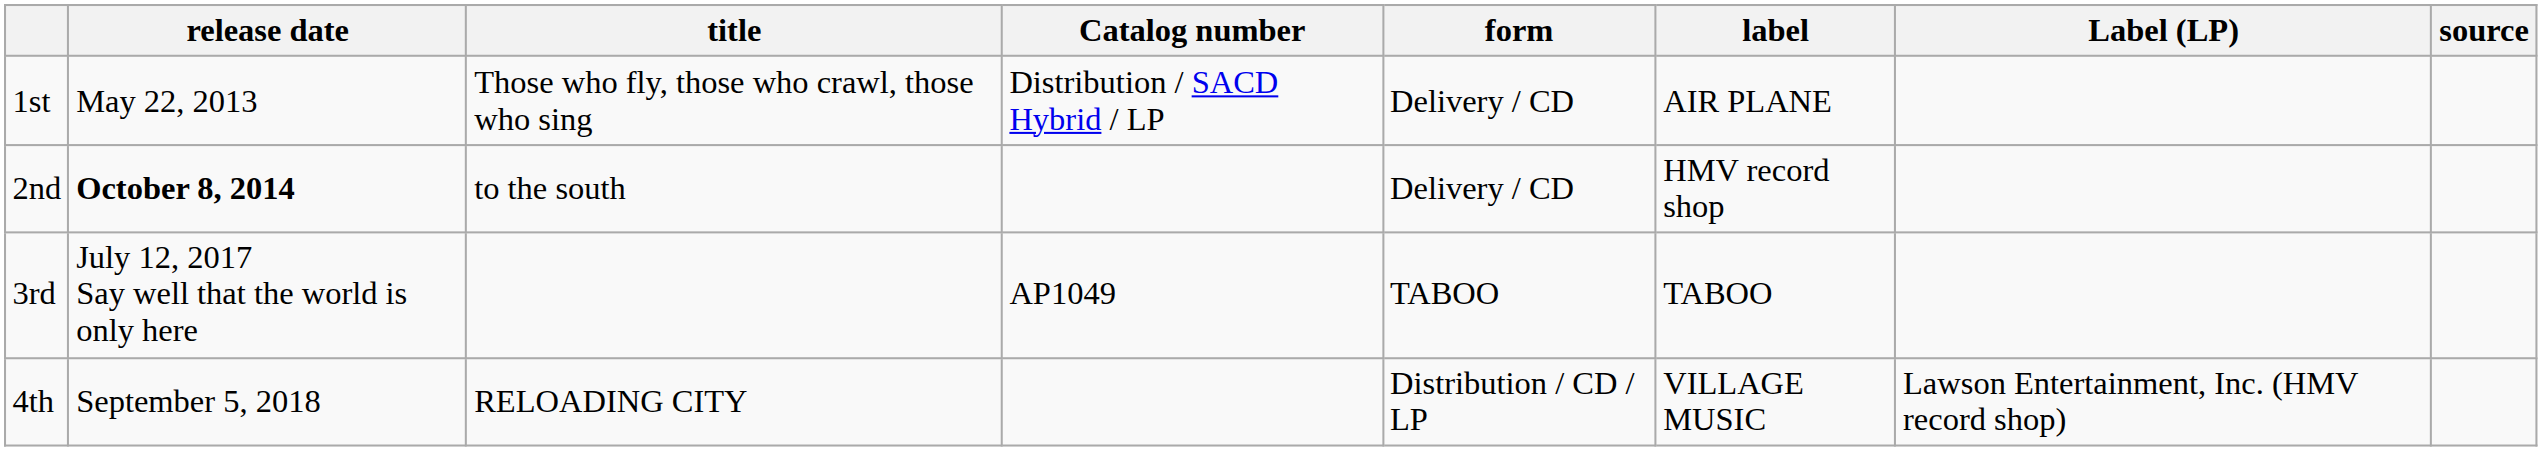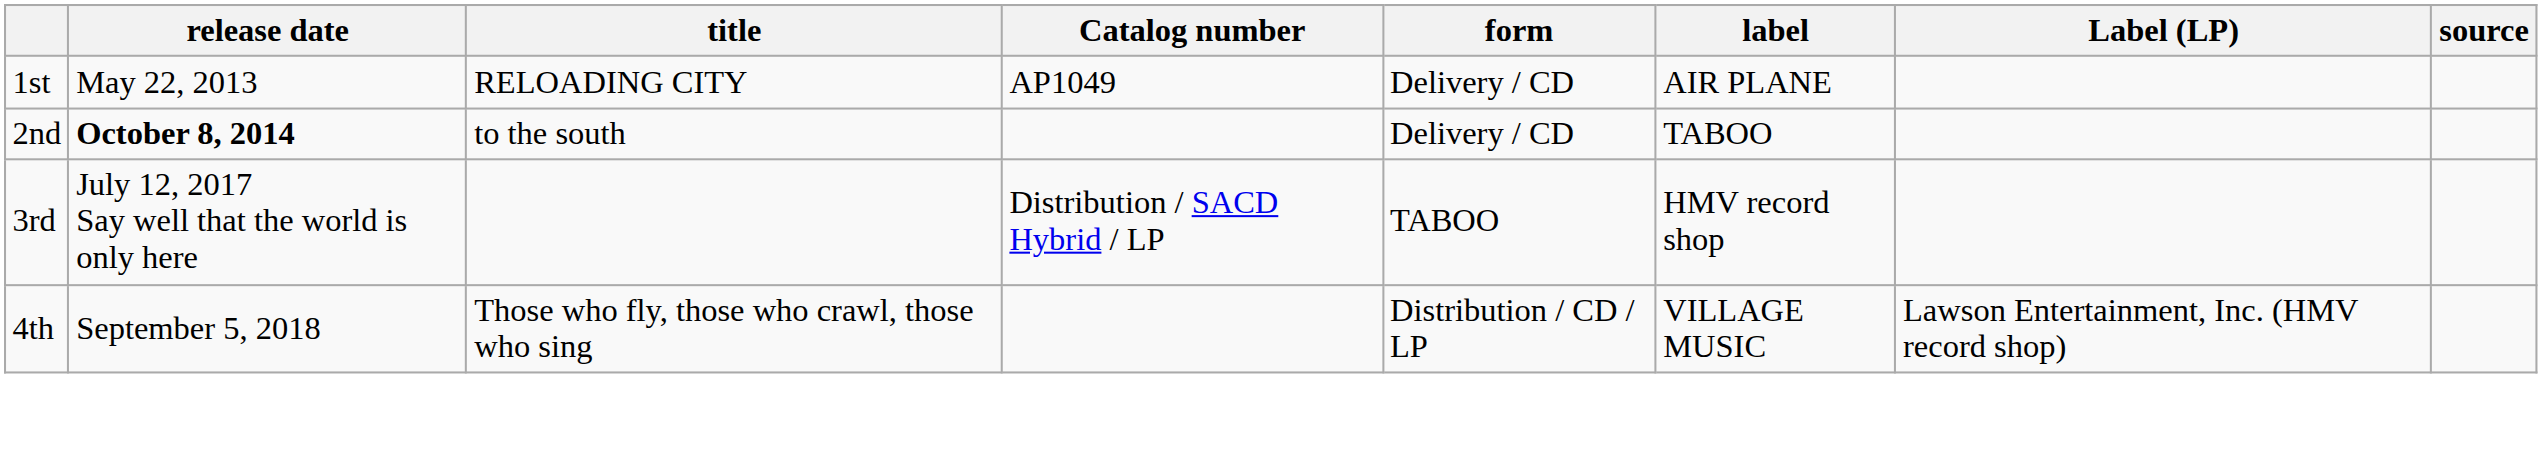(724, 100) Those who fly, those who crawl, those who sing -> (611, 81) RELOADING CITY
(1144, 100) Distribution / SACD Hybrid / LP -> (1063, 81) AP1049
(1746, 188) HMV record shop -> (1718, 133) TABOO
(1063, 294) AP1049 -> (1144, 221) Distribution / SACD Hybrid / LP
(1718, 294) TABOO -> (1746, 221) HMV record shop
(611, 400) RELOADING CITY -> (724, 327) Those who fly, those who crawl, those who sing
